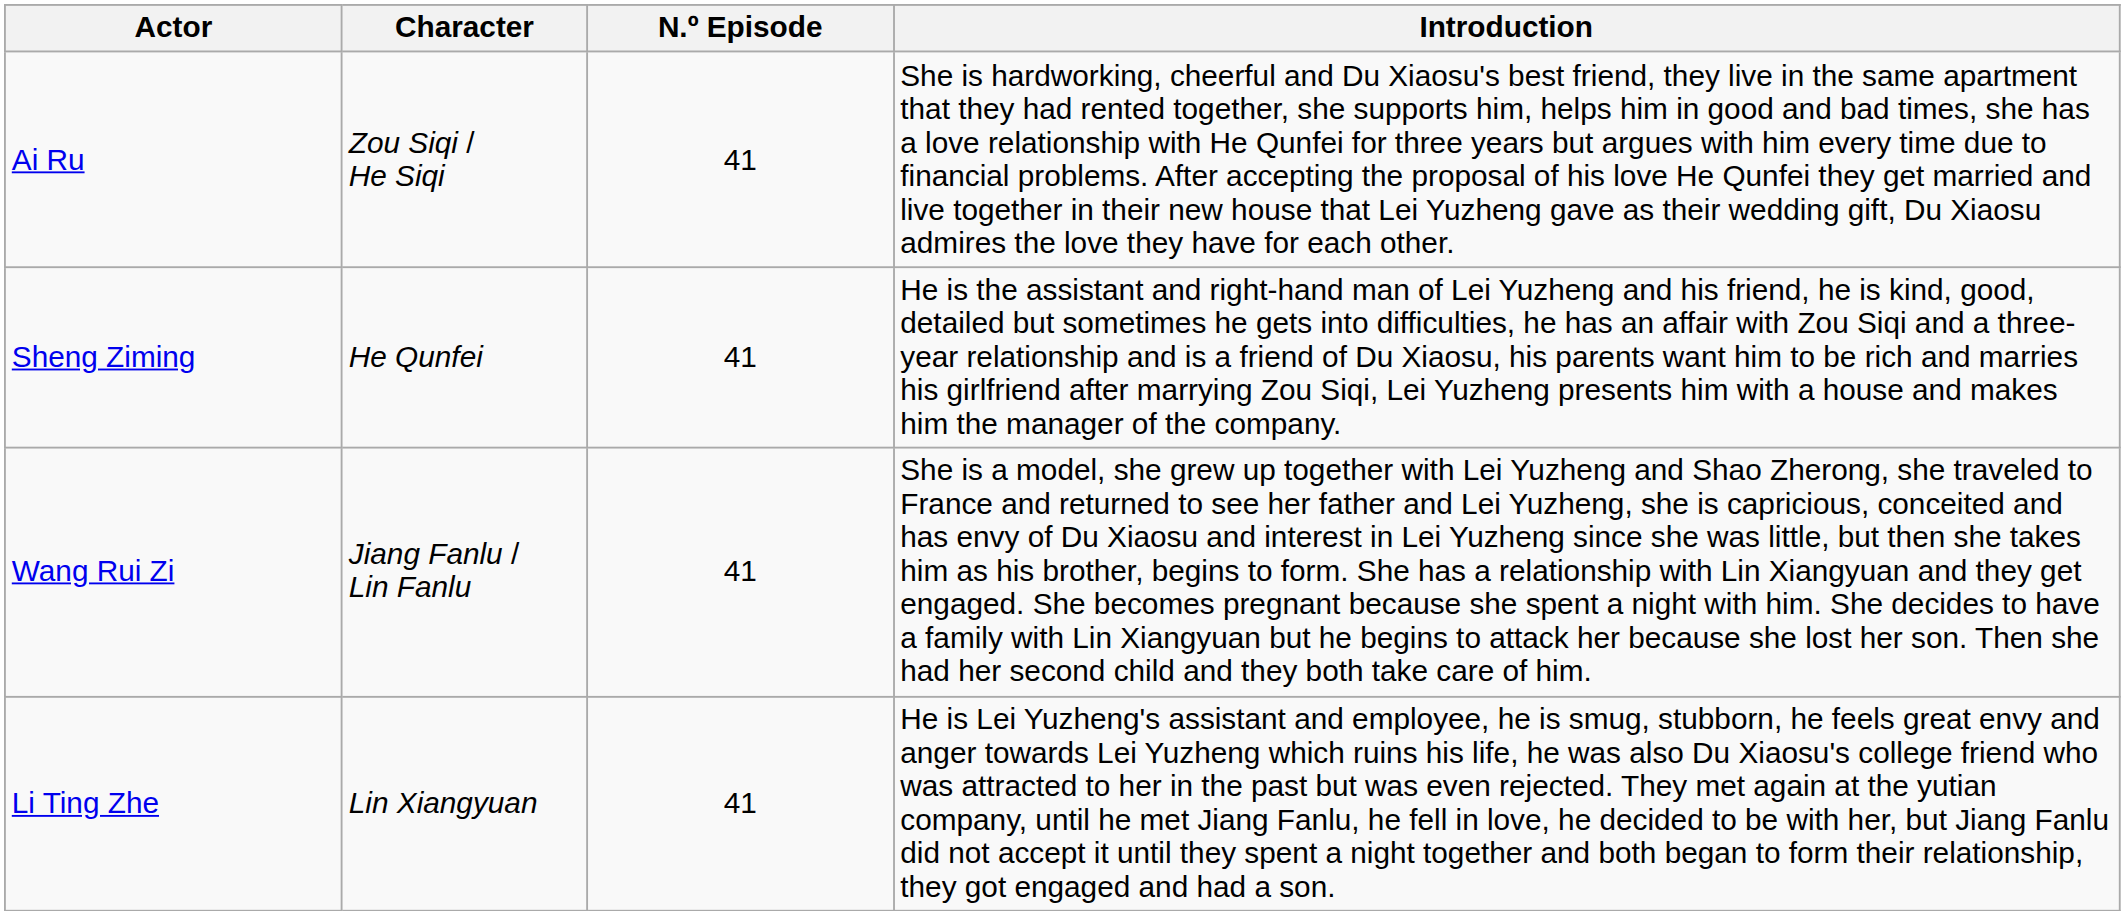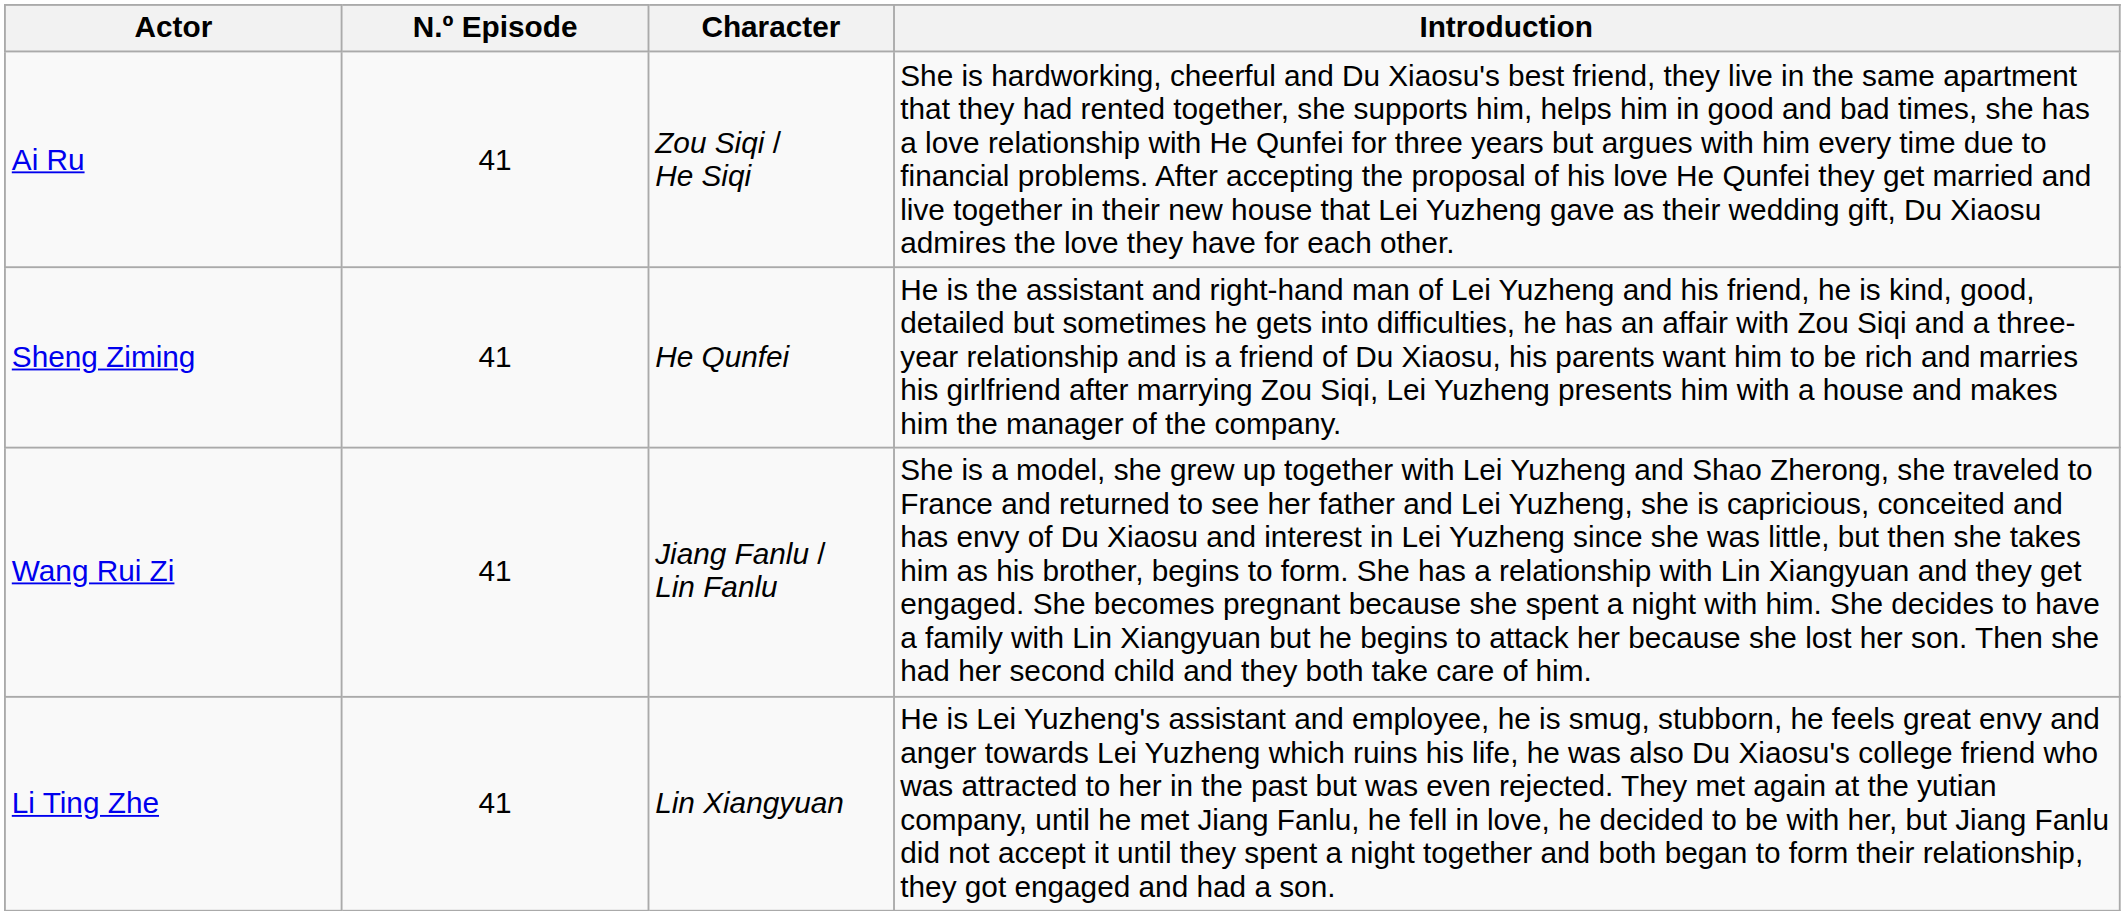columns swapped: (464, 28) <-> (740, 28)
